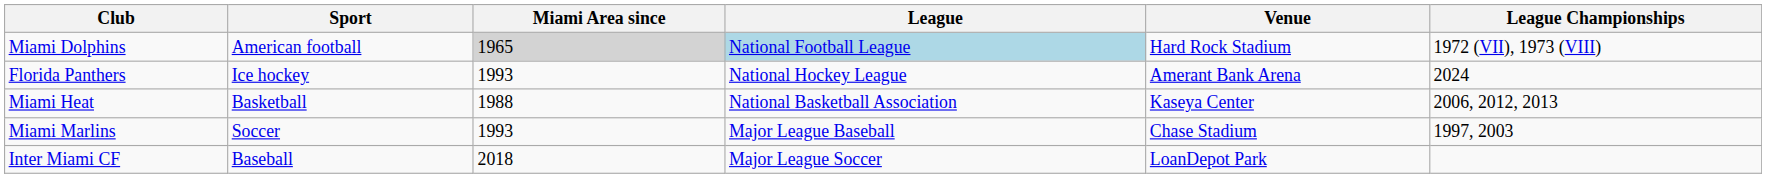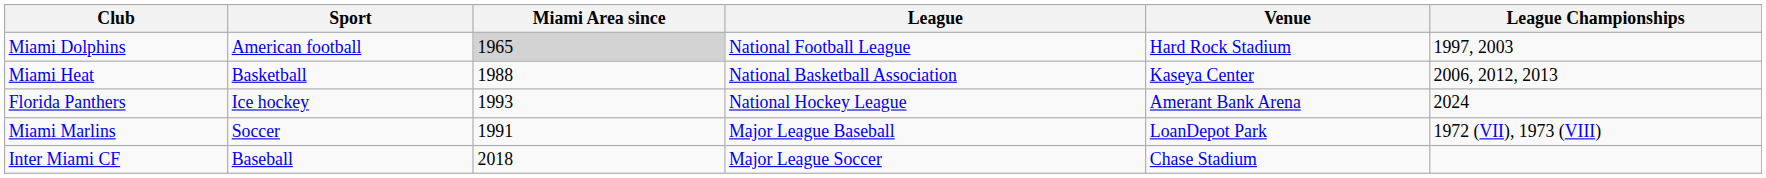(820, 46) lightblue background -> (820, 46) no background
(1517, 46) 1972 (VII), 1973 (VIII) -> (1473, 46) 1997, 2003
rows swapped: (67, 74) <-> (51, 103)
(495, 131) 1993 -> (495, 131) 1991
(1203, 131) Chase Stadium -> (1208, 131) LoanDepot Park
(1473, 131) 1997, 2003 -> (1517, 131) 1972 (VII), 1973 (VIII)
(1208, 159) LoanDepot Park -> (1203, 159) Chase Stadium
